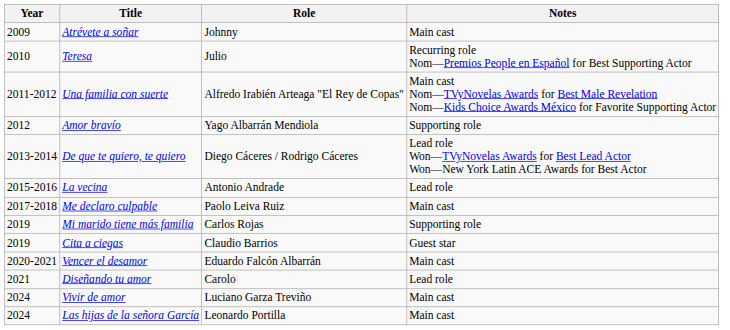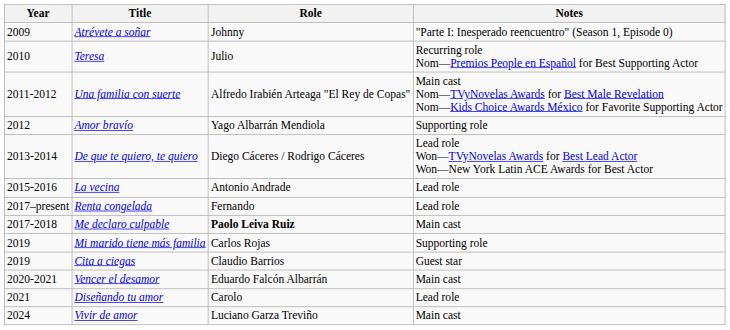(432, 31) Main cast -> (544, 31) "Parte I: Inesperado reencuentro" (Season 1, Episode 0)
+ row: (113, 206)
(244, 206) normal -> (253, 224) bold
- row: (131, 315)
